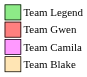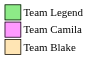- row: (50, 29)
